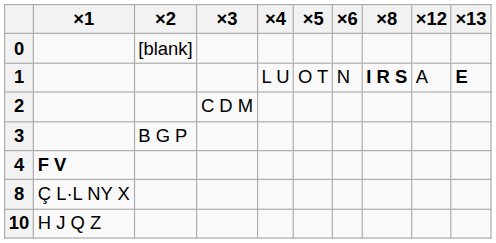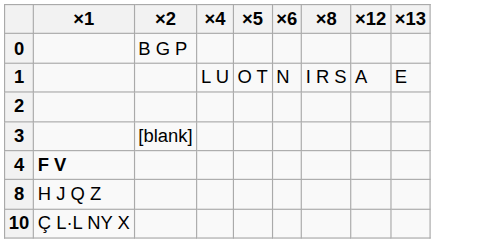- column: (227, 19)
(165, 48) [blank] -> (163, 48) B G P
(387, 77) bold -> (326, 77) normal
(462, 77) bold -> (401, 77) normal
(163, 135) B G P -> (165, 135) [blank]
(84, 194) Ç L·L NY X -> (69, 194) H J Q Z
(69, 223) H J Q Z -> (84, 223) Ç L·L NY X
